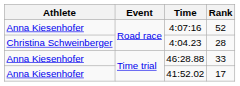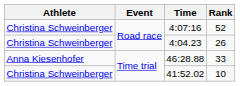(45, 28) Anna Kiesenhofer -> (60, 28) Christina Schweinberger
(221, 43) 28 -> (221, 43) 26
(45, 74) Anna Kiesenhofer -> (60, 74) Christina Schweinberger
(221, 74) 17 -> (221, 74) 10
